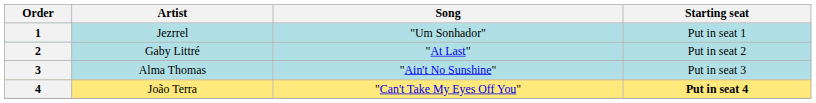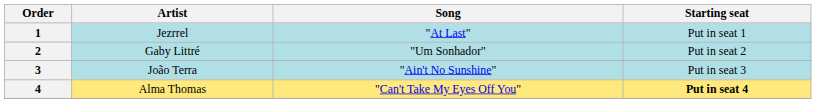(448, 32) "Um Sonhador" -> (448, 32) "At Last"
(448, 51) "At Last" -> (448, 51) "Um Sonhador"
(172, 70) Alma Thomas -> (172, 70) João Terra
(172, 88) João Terra -> (172, 88) Alma Thomas
